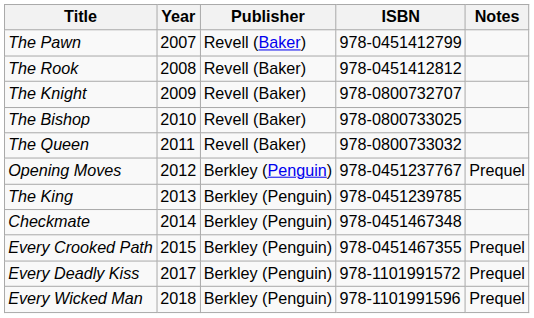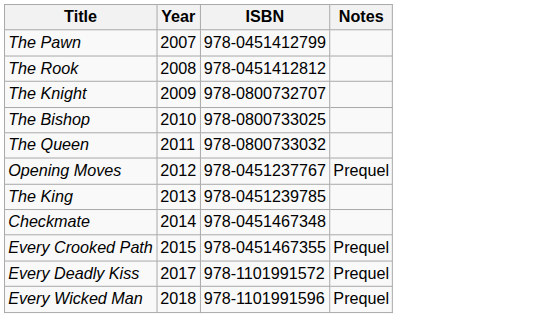- column: (268, 17)
